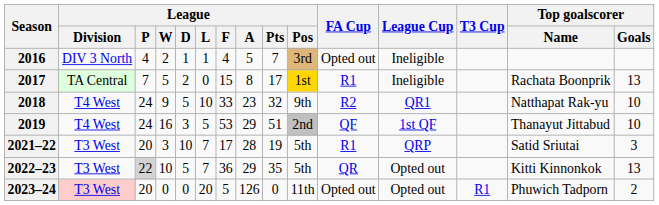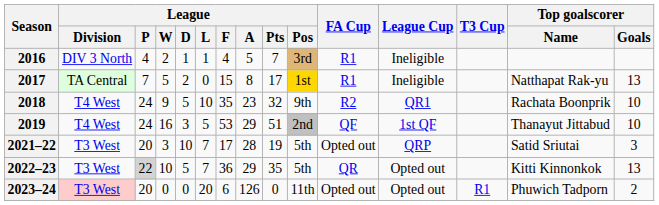(348, 59) Opted out -> (348, 59) R1
(561, 80) Rachata Boonprik -> (560, 80) Natthapat Rak-yu
(226, 102) 33 -> (226, 102) 35
(560, 102) Natthapat Rak-yu -> (561, 102) Rachata Boonprik
(348, 146) R1 -> (348, 146) Opted out
(226, 189) 5 -> (226, 189) 6
